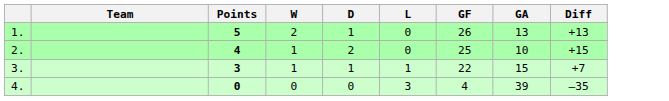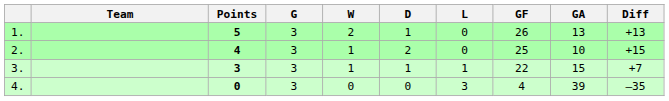+ column: (294, 14)
